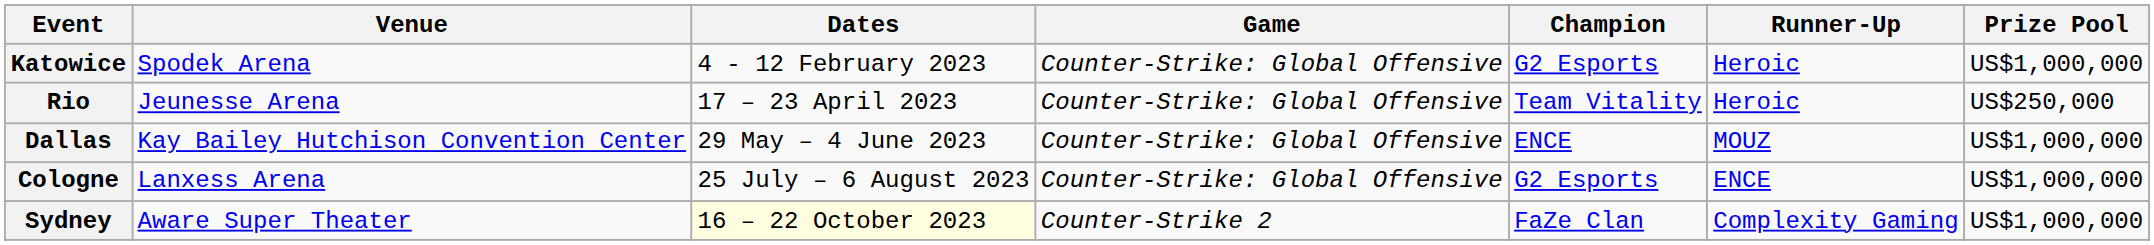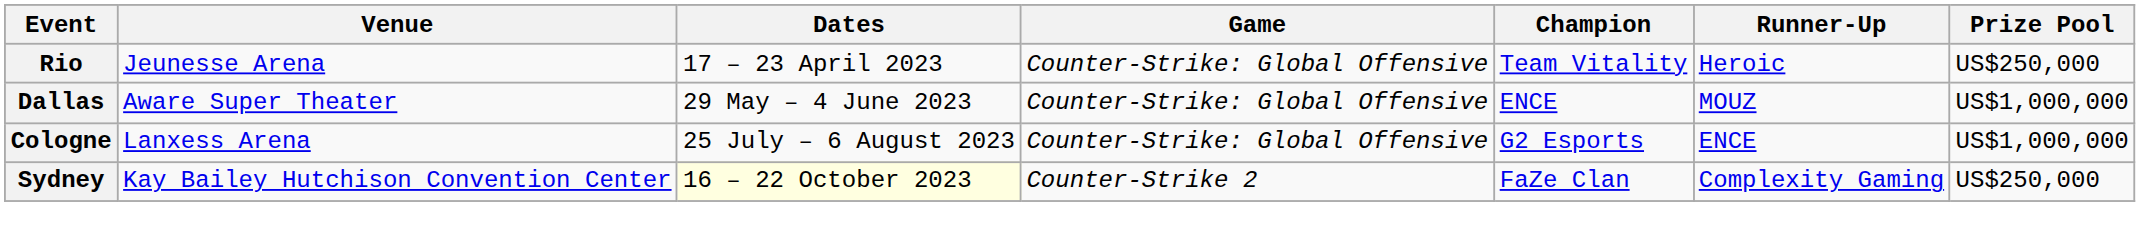- row: (68, 64)
(412, 142) Kay Bailey Hutchison Convention Center -> (260, 103) Aware Super Theater
(275, 221) Aware Super Theater -> (397, 181) Kay Bailey Hutchison Convention Center
(2057, 221) US$1,000,000 -> (2028, 181) US$250,000
